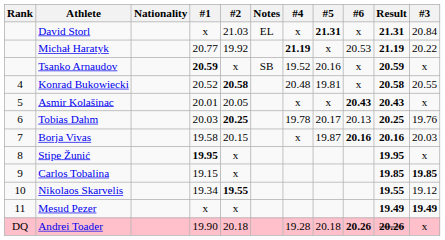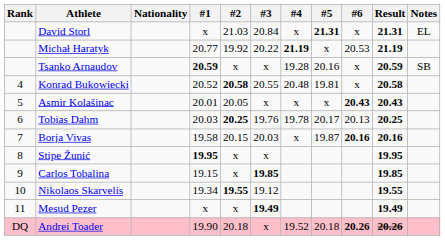columns swapped: (425, 13) <-> (267, 13)
(298, 66) 19.52 -> (296, 66) 19.28
(298, 226) 19.28 -> (296, 226) 19.52
